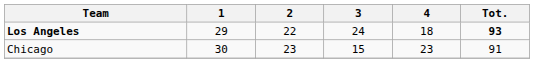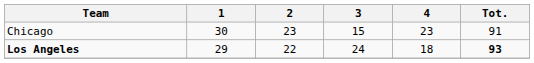rows swapped: (43, 31) <-> (30, 49)
